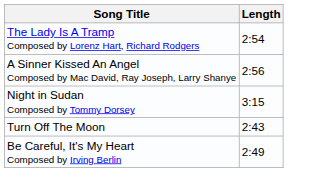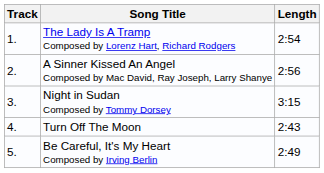+ column: (22, 14)
